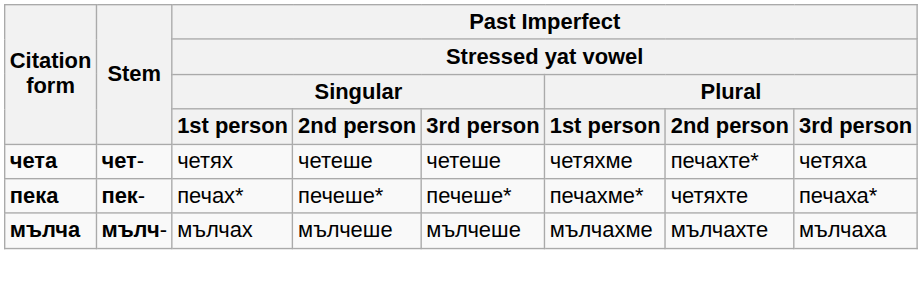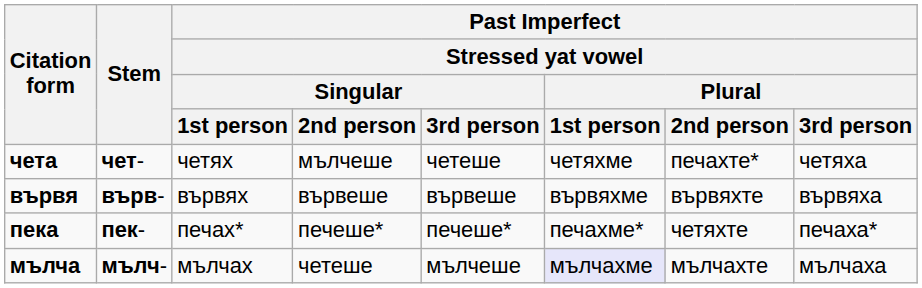(335, 160) четеше -> (345, 160) мълчеше
+ row: (44, 195)
(345, 230) мълчеше -> (335, 265) четеше
(601, 230) no background -> (601, 265) lavender background
